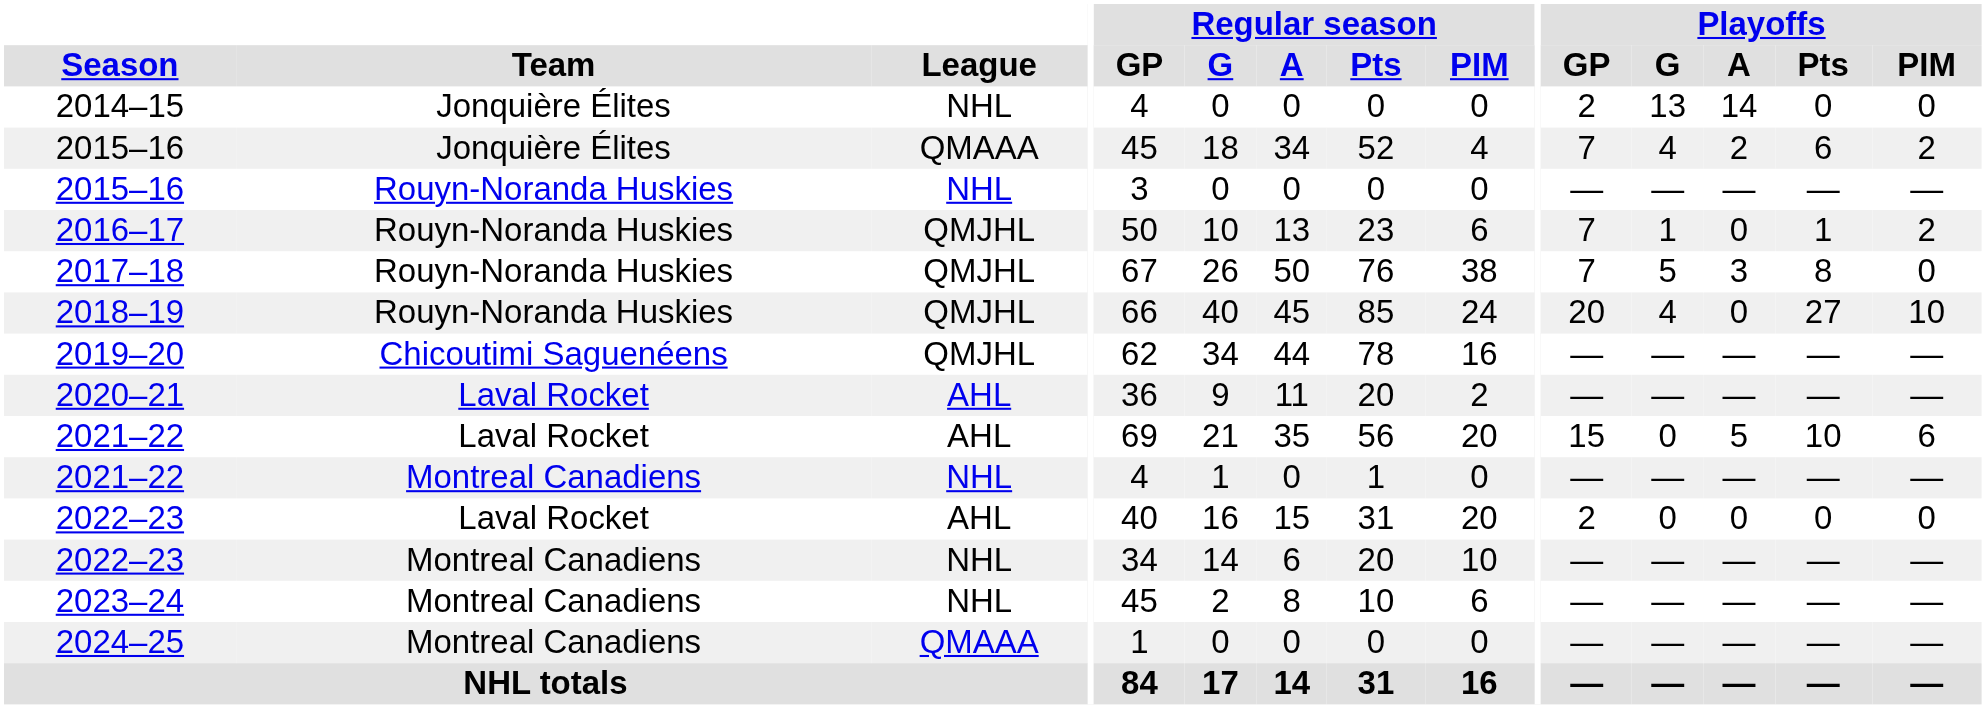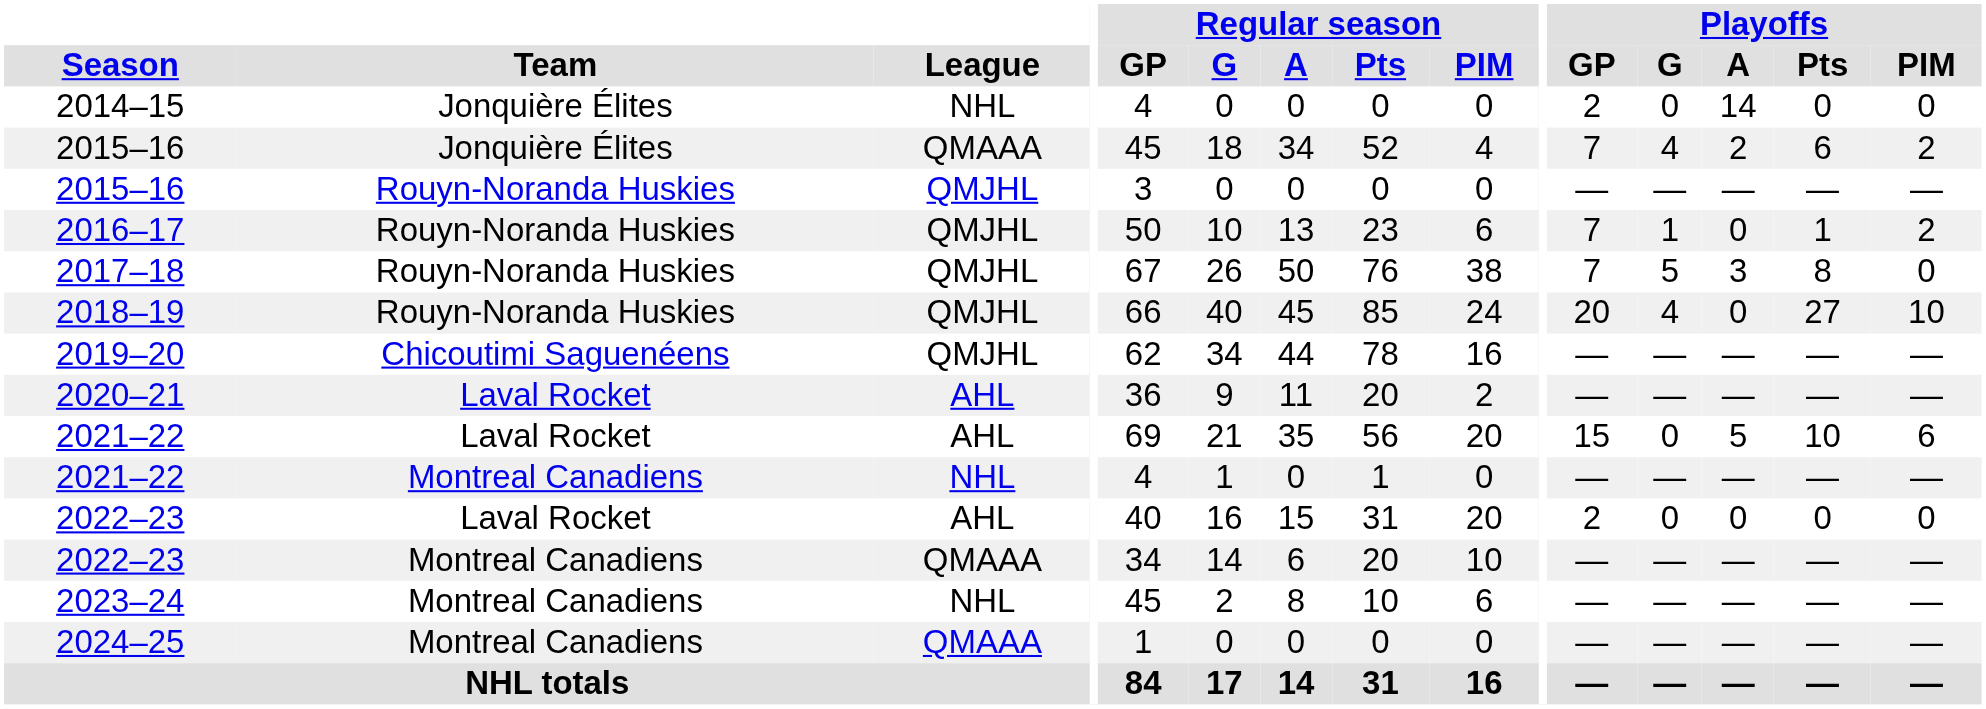(1668, 106) 13 -> (1670, 106) 0
(979, 188) NHL -> (982, 188) QMJHL
(979, 559) NHL -> (982, 559) QMAAA
